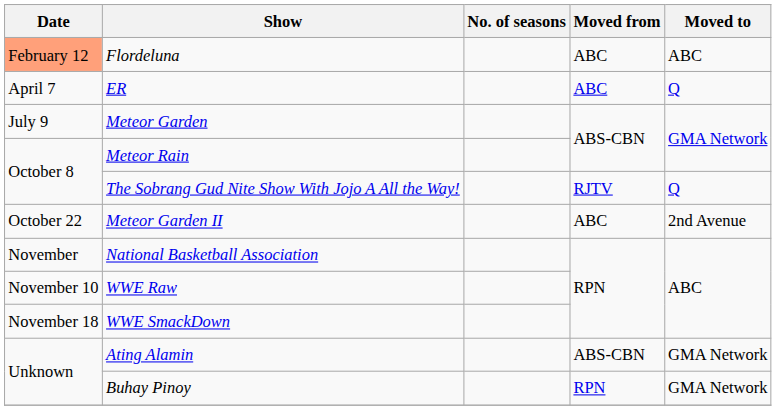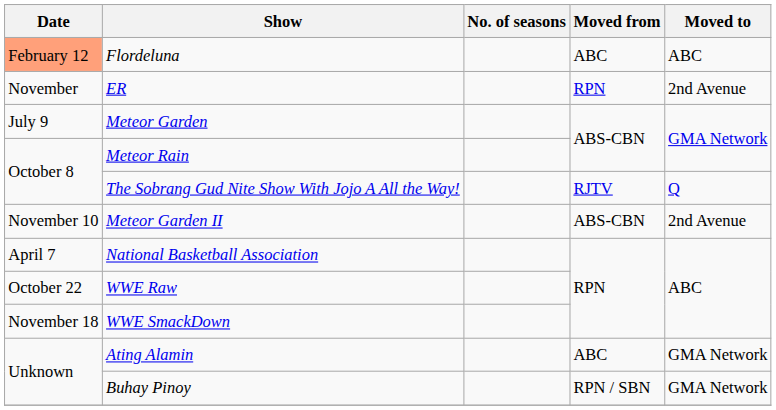(32, 88) April 7 -> (43, 88) November
(590, 88) ABC -> (589, 88) RPN
(674, 88) Q -> (707, 88) 2nd Avenue
(45, 221) October 22 -> (53, 221) November 10
(590, 221) ABC -> (609, 221) ABS-CBN
(43, 255) November -> (32, 255) April 7
(53, 288) November 10 -> (45, 288) October 22
(609, 355) ABS-CBN -> (590, 355) ABC
(589, 388) RPN -> (612, 388) RPN / SBN
